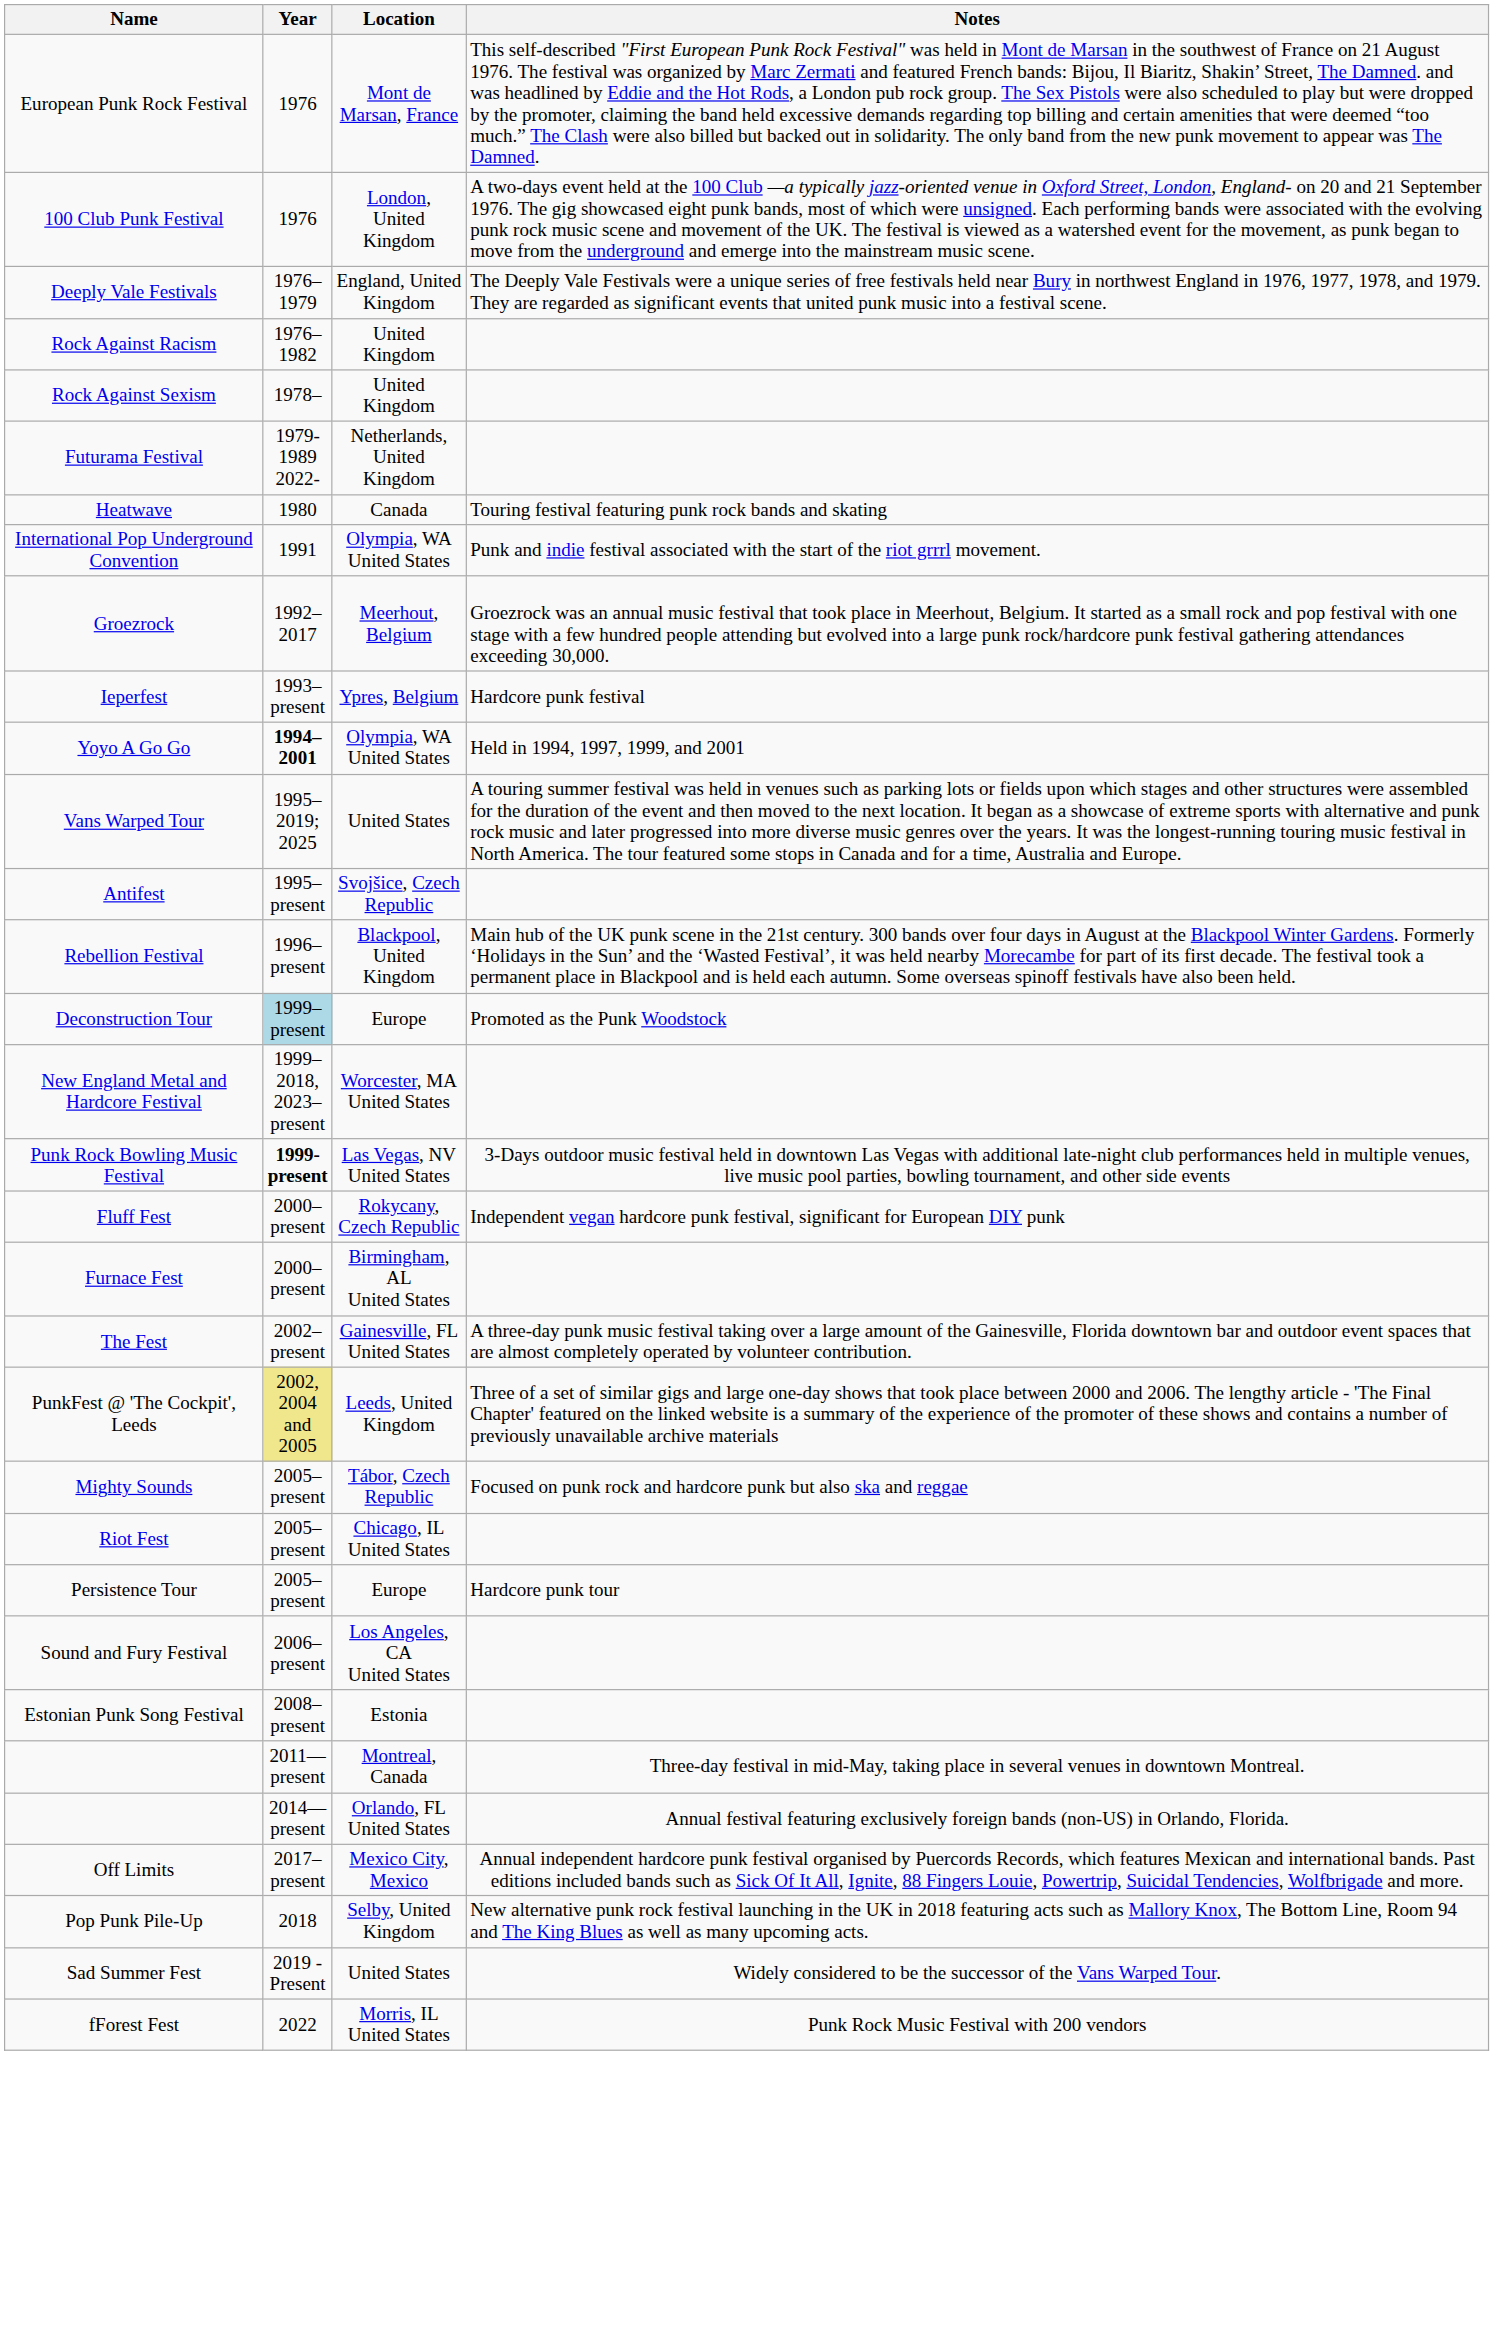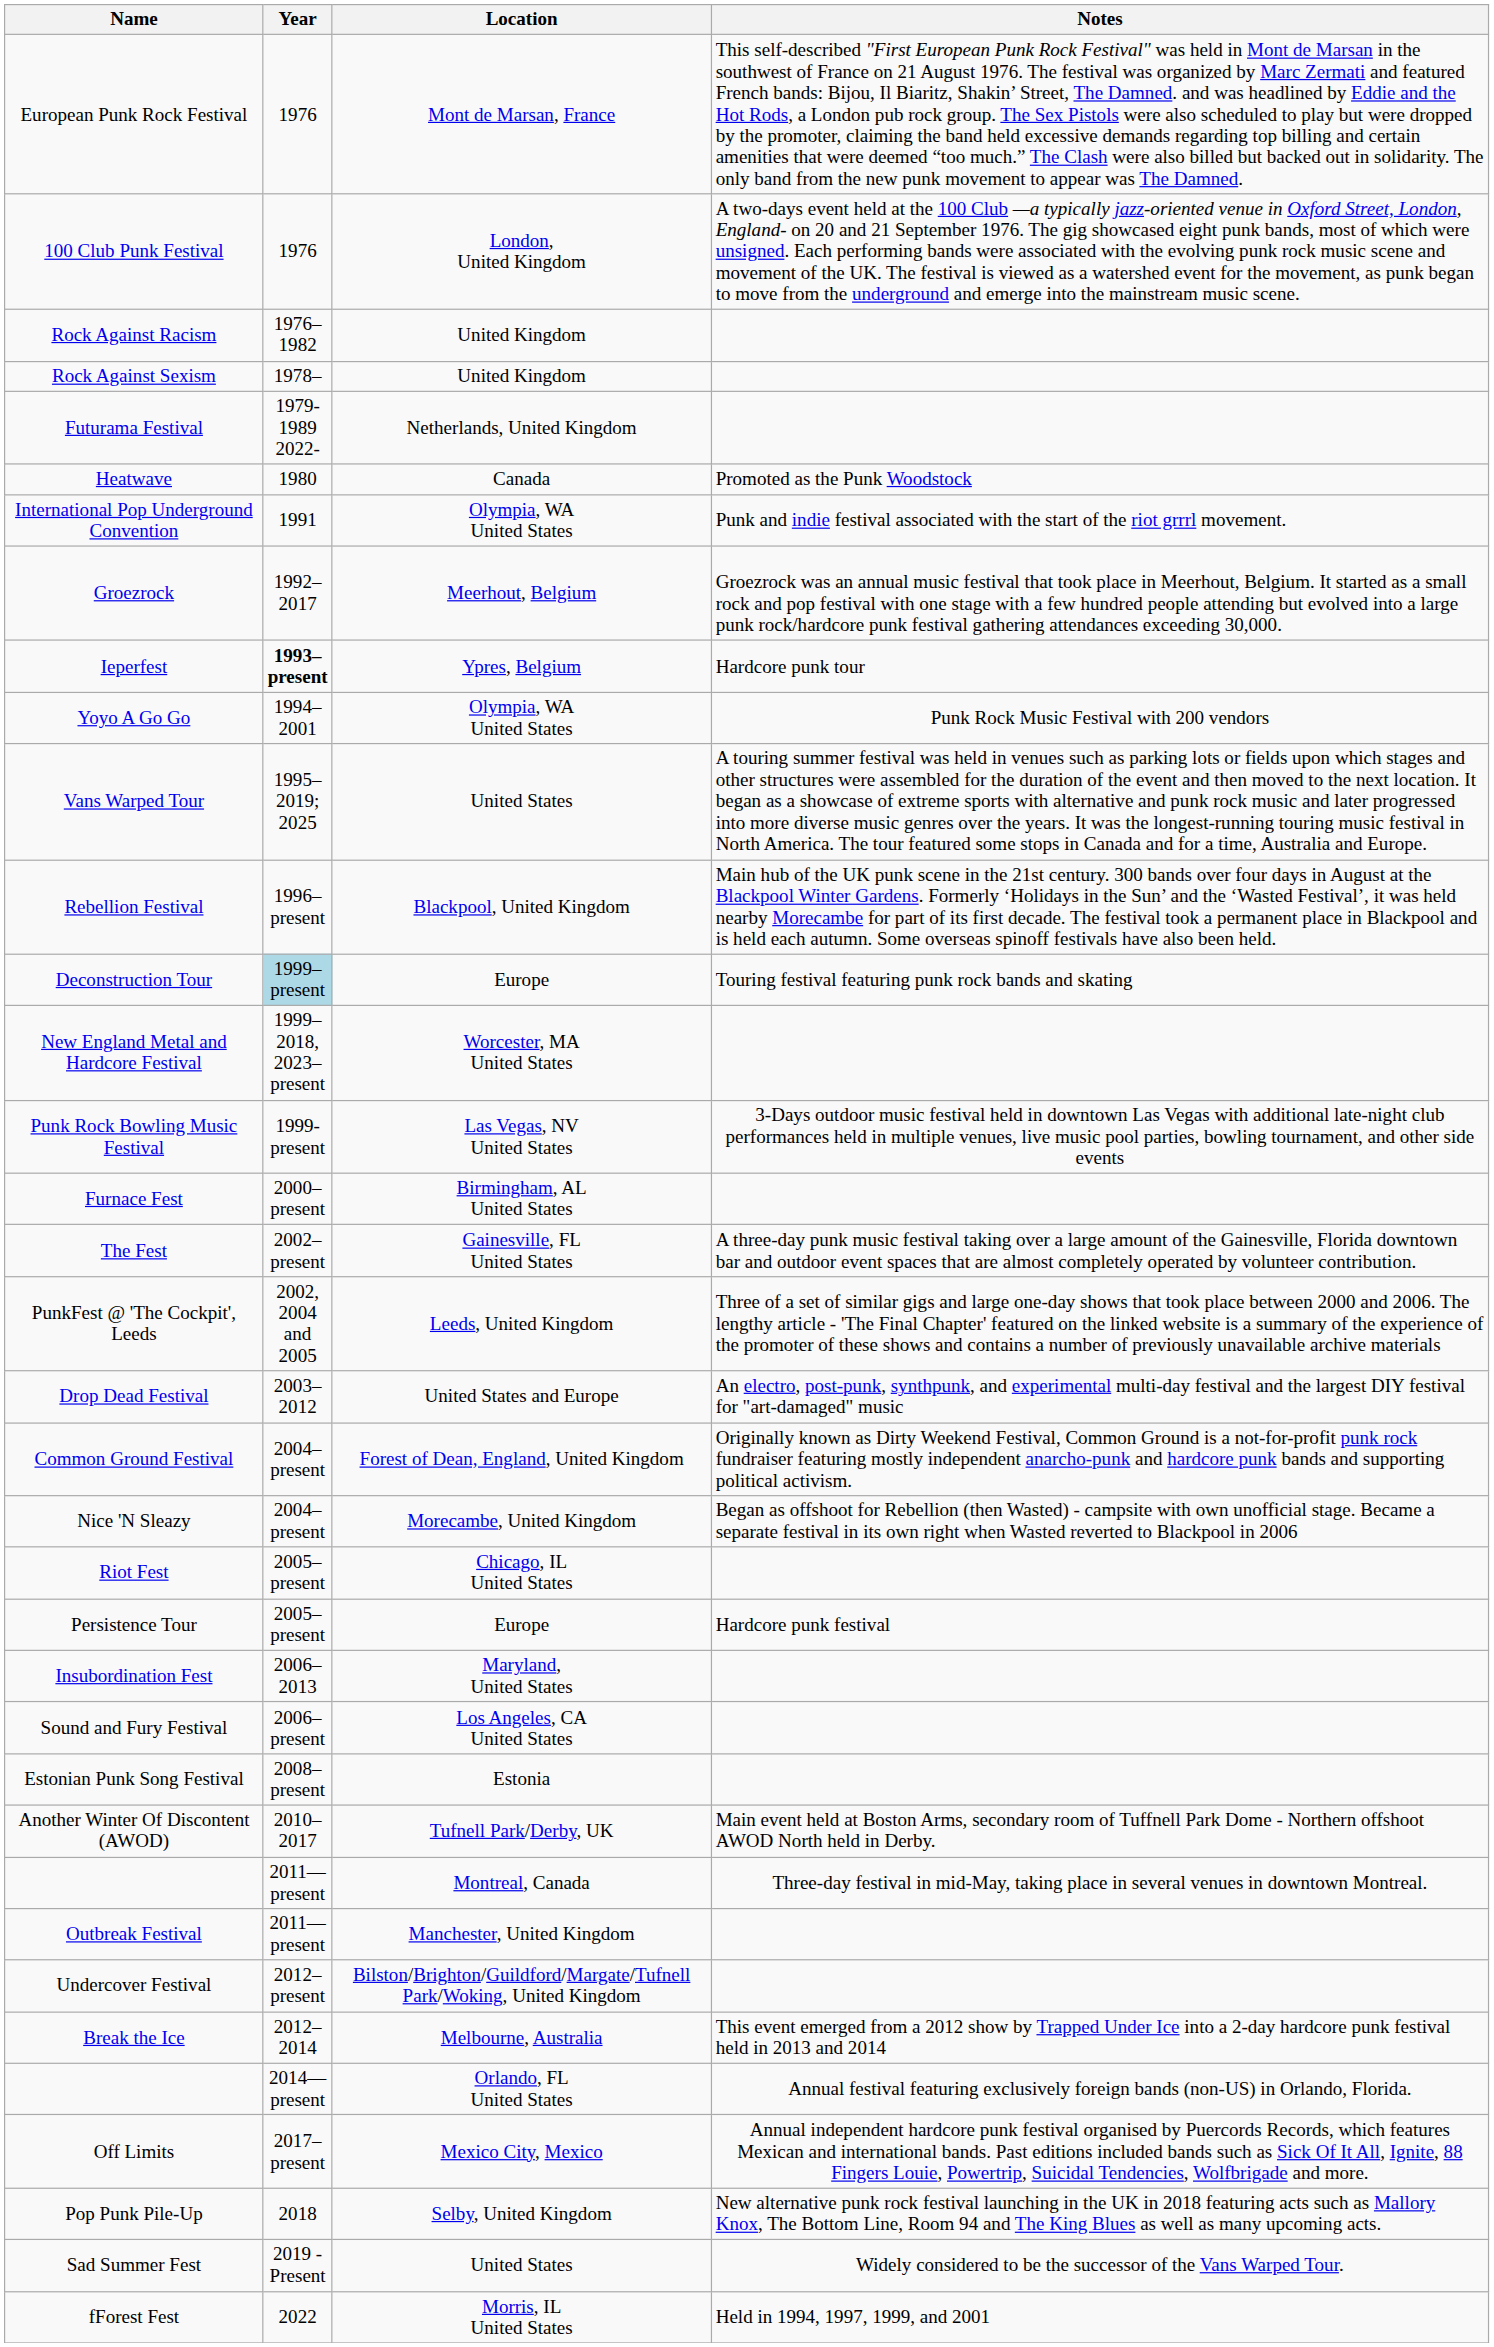- row: (134, 292)
(679, 509) Touring festival featuring punk rock bands and skating -> (844, 479) Promoted as the Punk Woodstock
(298, 696) normal -> (298, 666) bold
(557, 696) Hardcore punk festival -> (790, 666) Hardcore punk tour
(298, 748) bold -> (298, 717) normal
(607, 748) Held in 1994, 1997, 1999, and 2001 -> (1100, 717) Punk Rock Music Festival with 200 vendors
- row: (134, 894)
(598, 1018) Promoted as the Punk Woodstock -> (924, 979) Touring festival featuring punk rock bands and skating
(298, 1164) bold -> (298, 1136) normal
- row: (134, 1216)
(298, 1414) khaki background -> (298, 1323) no background
+ row: (134, 1396)
+ row: (134, 1458)
+ row: (134, 1521)
- row: (134, 1487)
(545, 1590) Hardcore punk tour -> (803, 1624) Hardcore punk festival
+ row: (134, 1676)
+ row: (134, 1830)
+ row: (134, 1934)
+ row: (134, 1985)
+ row: (134, 2037)
(977, 2024) Punk Rock Music Festival with 200 vendors -> (853, 2316) Held in 1994, 1997, 1999, and 2001
